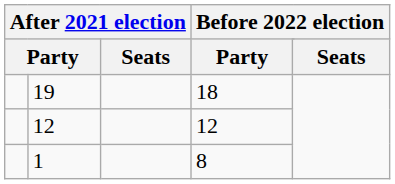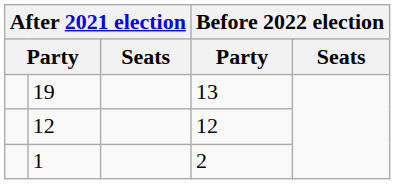(207, 91) 18 -> (207, 91) 13
(201, 160) 8 -> (201, 160) 2
